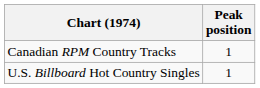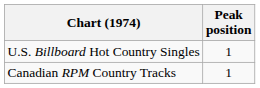rows swapped: (104, 72) <-> (92, 51)
